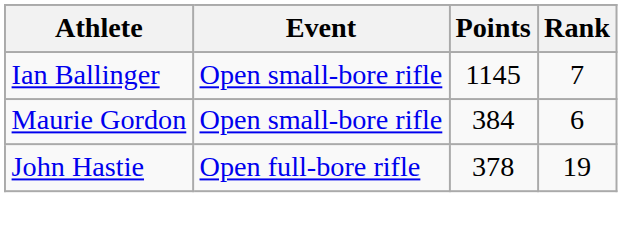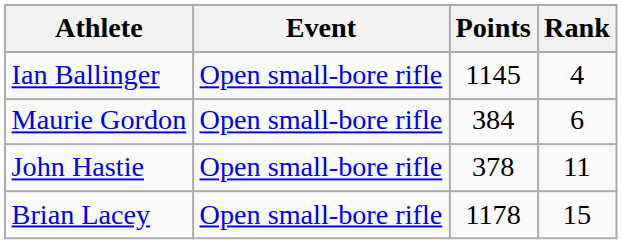(577, 74) 7 -> (577, 74) 4
(310, 167) Open full-bore rifle -> (321, 167) Open small-bore rifle
(577, 167) 19 -> (577, 167) 11
+ row: (81, 214)
